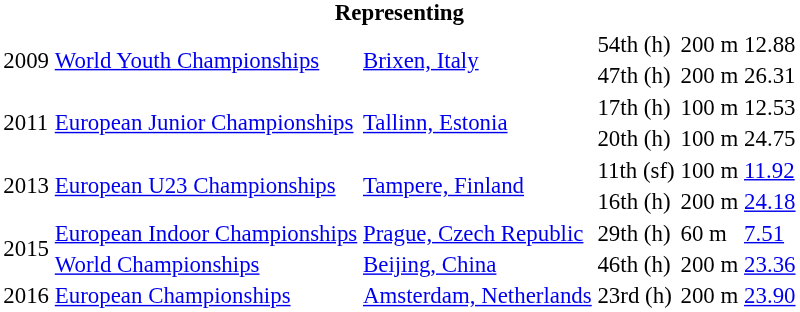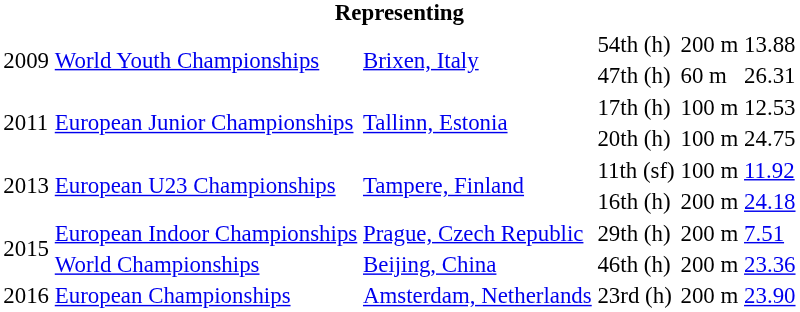(770, 44) 12.88 -> (770, 44) 13.88
(709, 75) 200 m -> (704, 75) 60 m
(704, 233) 60 m -> (709, 233) 200 m
